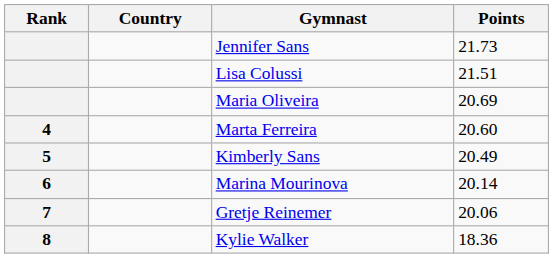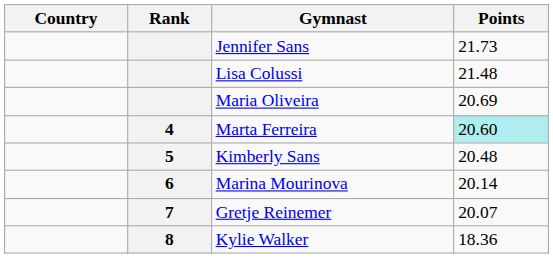columns swapped: (47, 18) <-> (150, 18)
(478, 73) 21.51 -> (478, 73) 21.48
(478, 128) no background -> (478, 128) paleturquoise background
(478, 156) 20.49 -> (478, 156) 20.48
(478, 211) 20.06 -> (478, 211) 20.07
